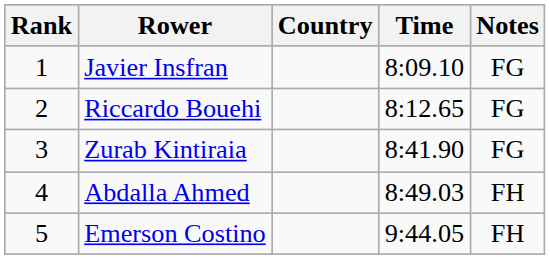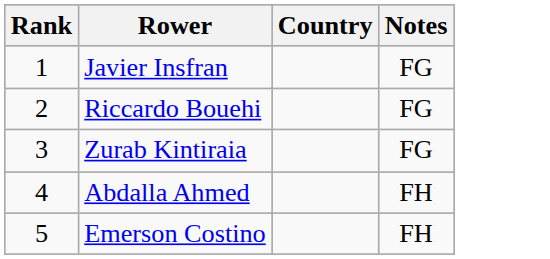- column: (424, 25)
